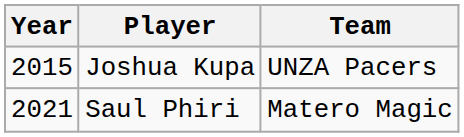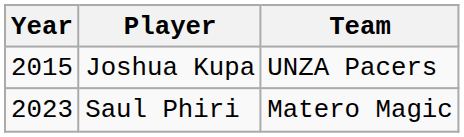(42, 110) 2021 -> (42, 110) 2023
